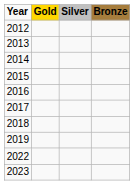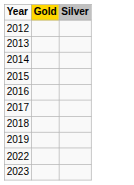- column: (111, 12)
